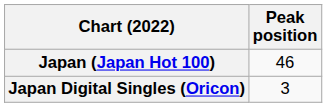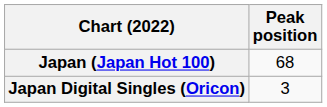(285, 62) 46 -> (285, 62) 68
